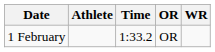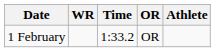columns swapped: (92, 15) <-> (196, 15)
